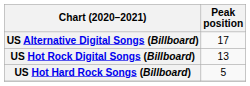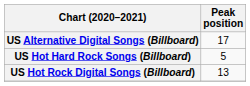rows swapped: (103, 72) <-> (103, 56)
